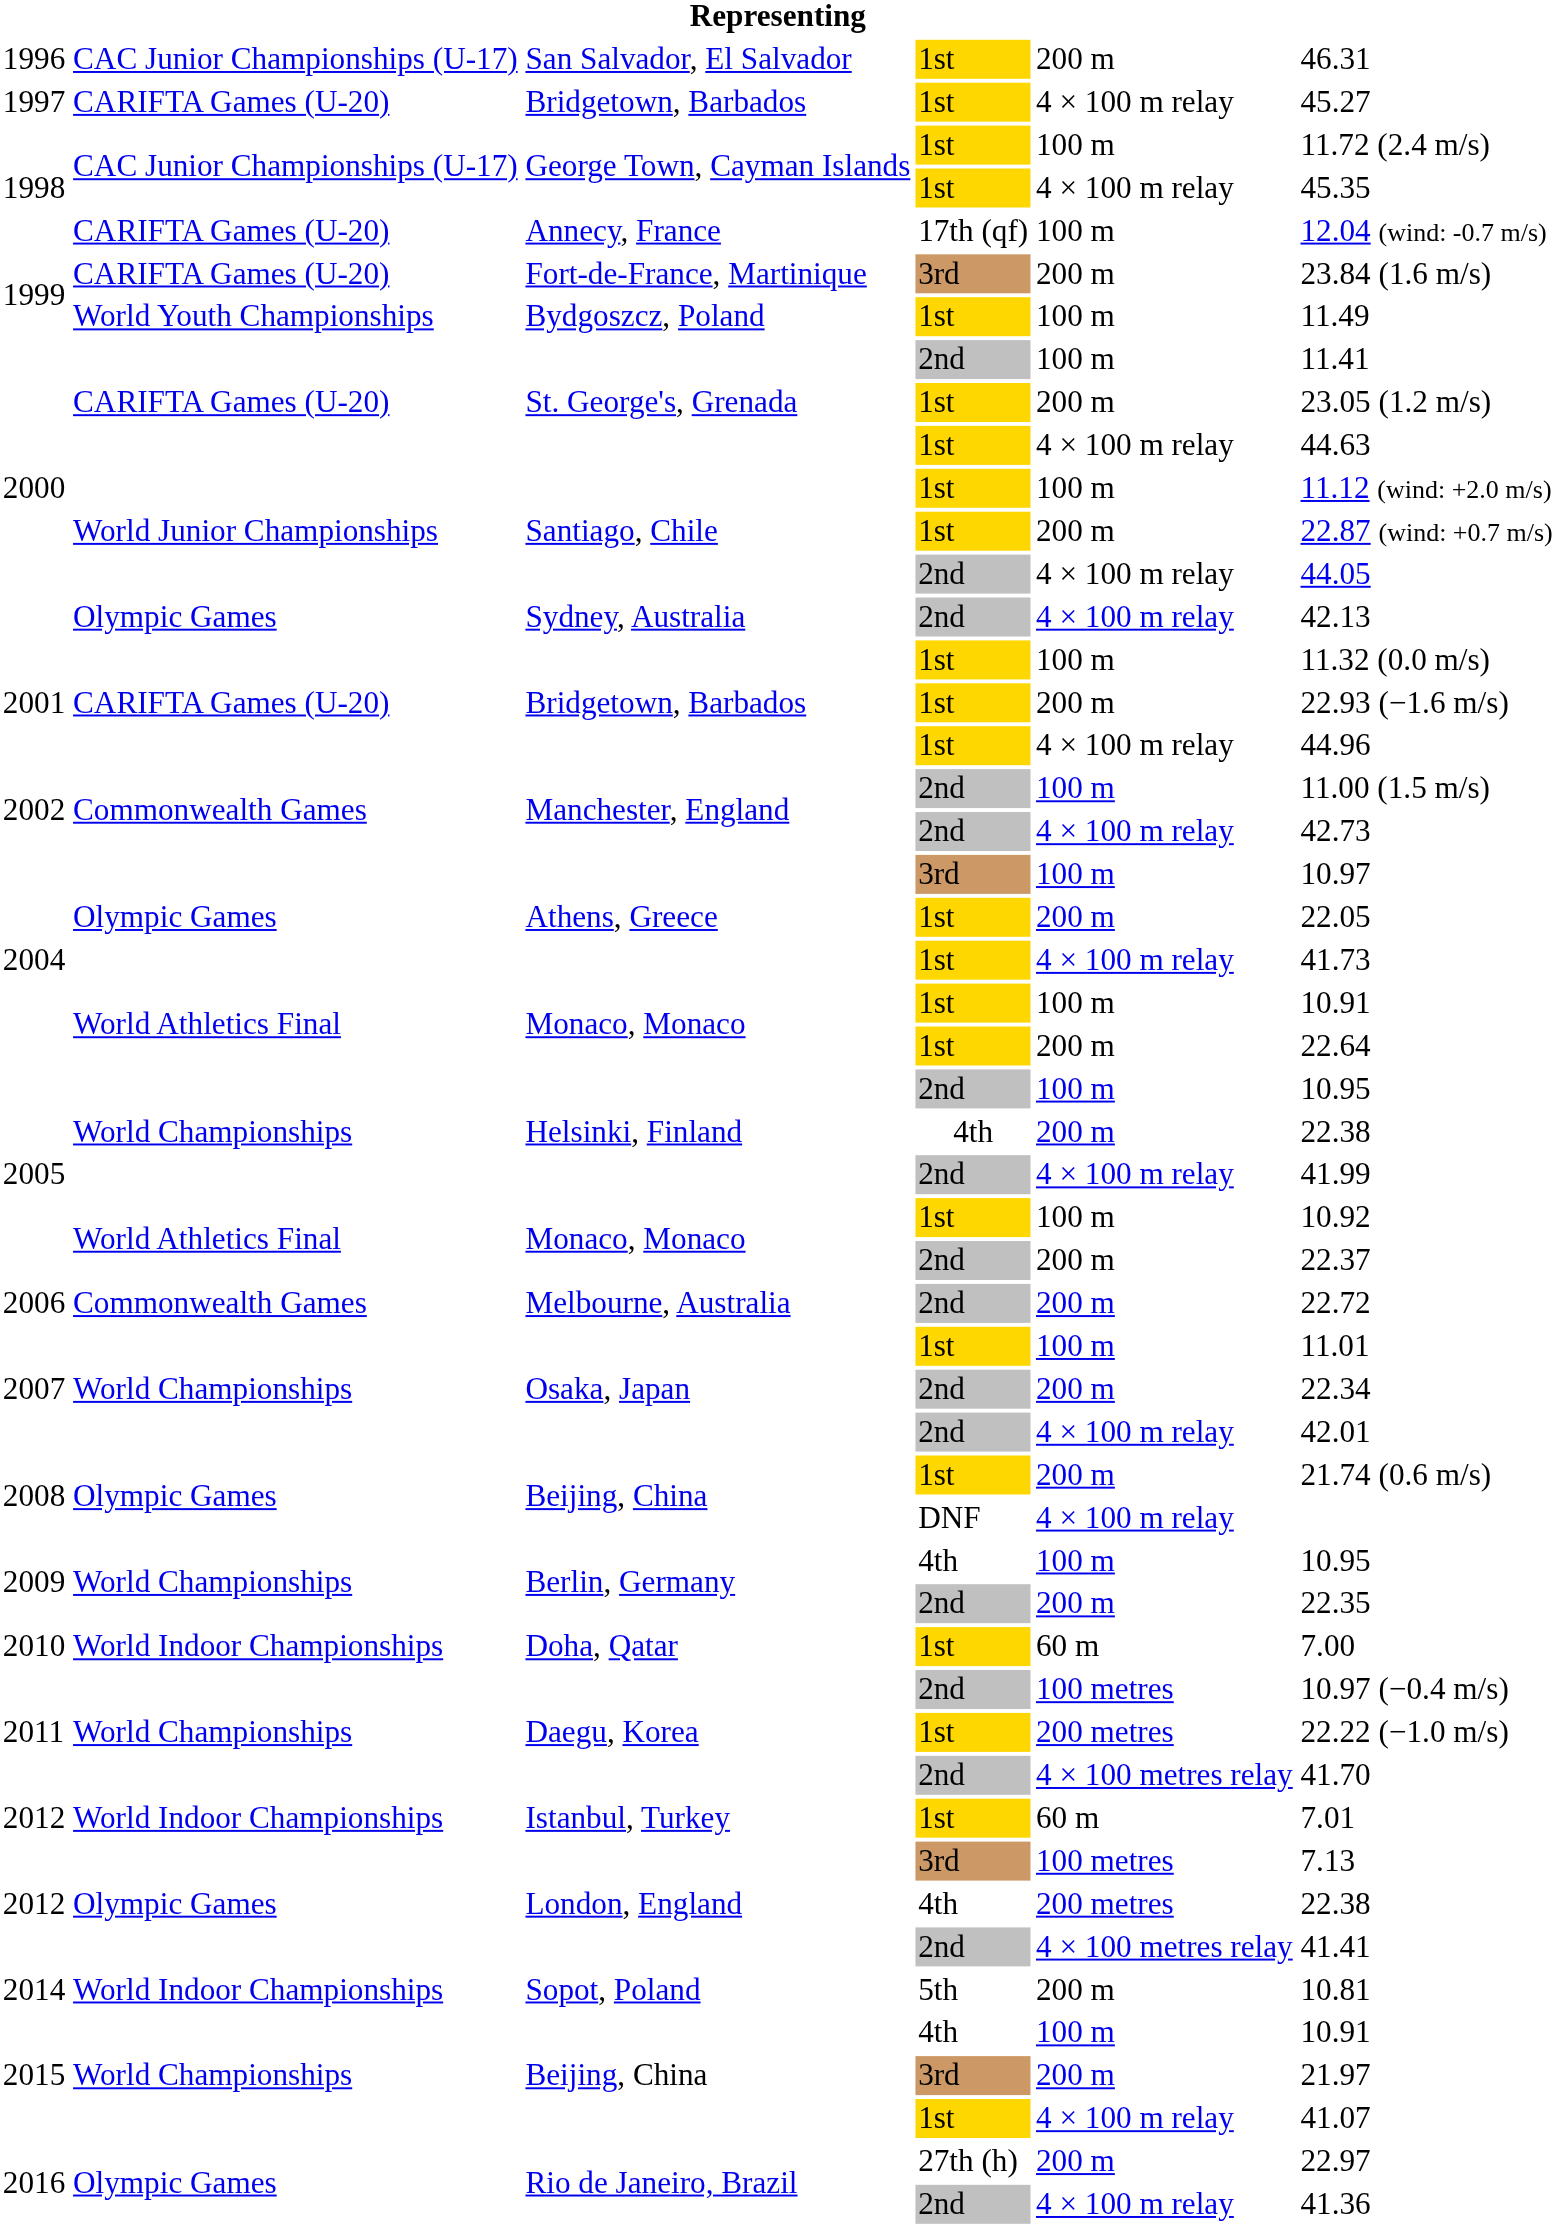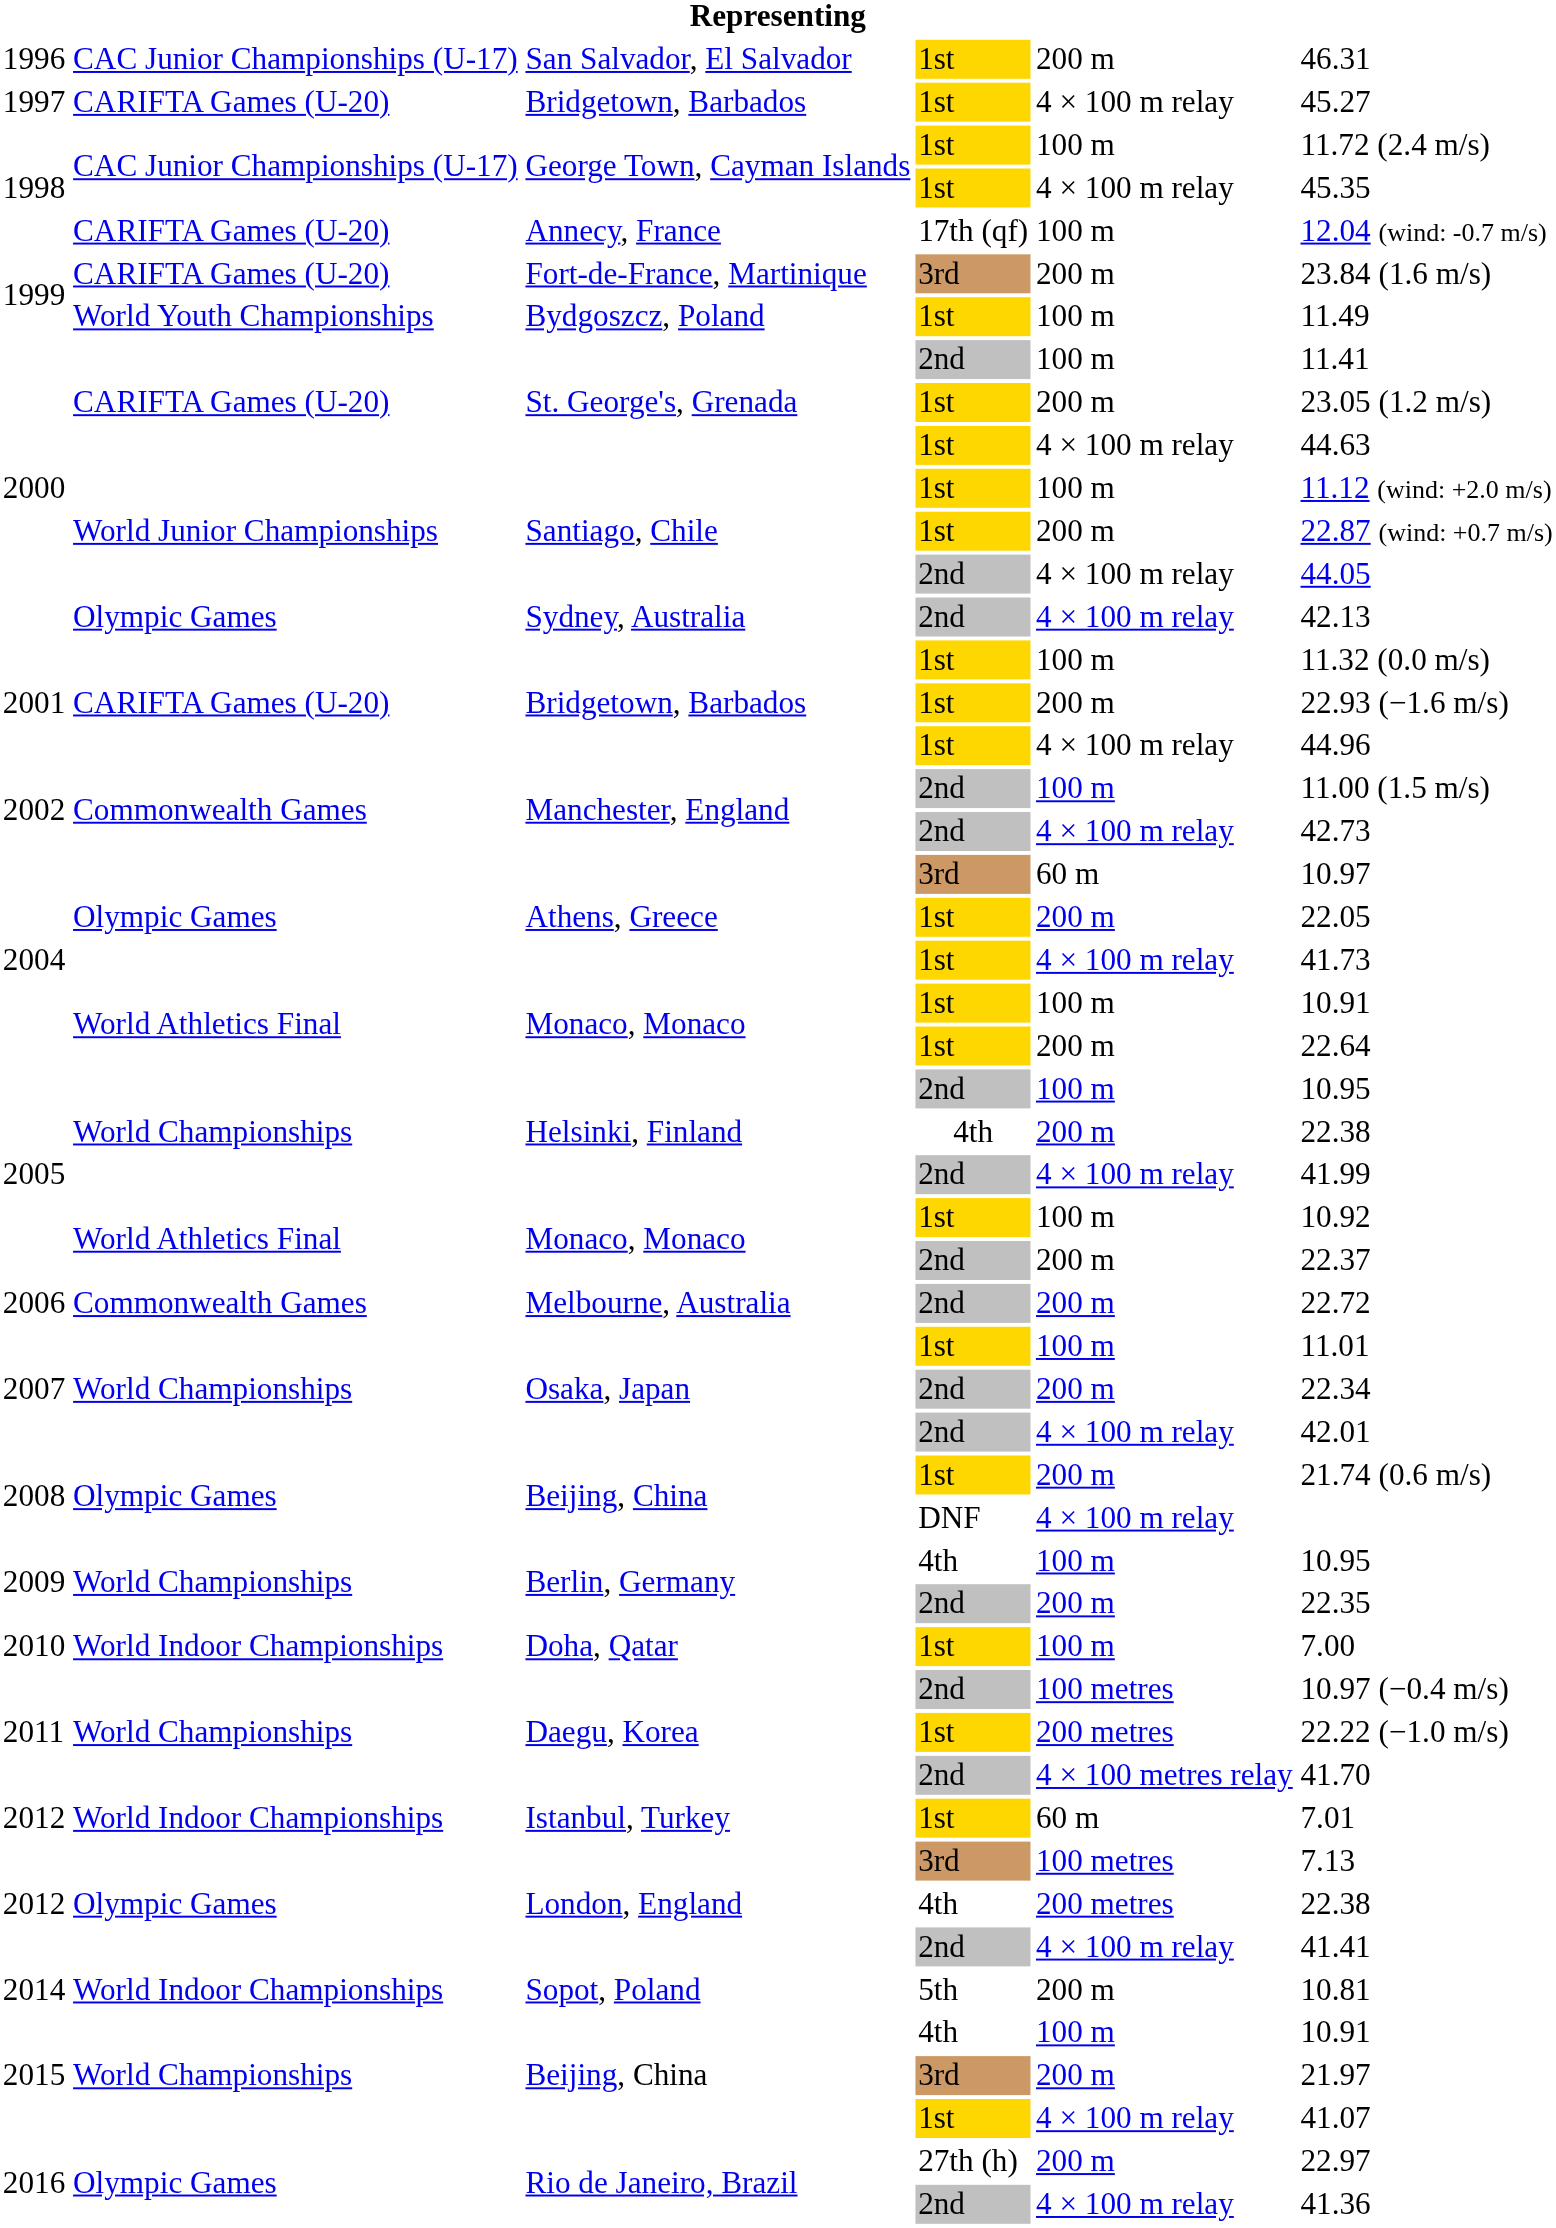(1075, 873) 100 m -> (1068, 873) 60 m
(1068, 1646) 60 m -> (1075, 1646) 100 m
(1164, 1946) 4 × 100 metres relay -> (1135, 1946) 4 × 100 m relay
